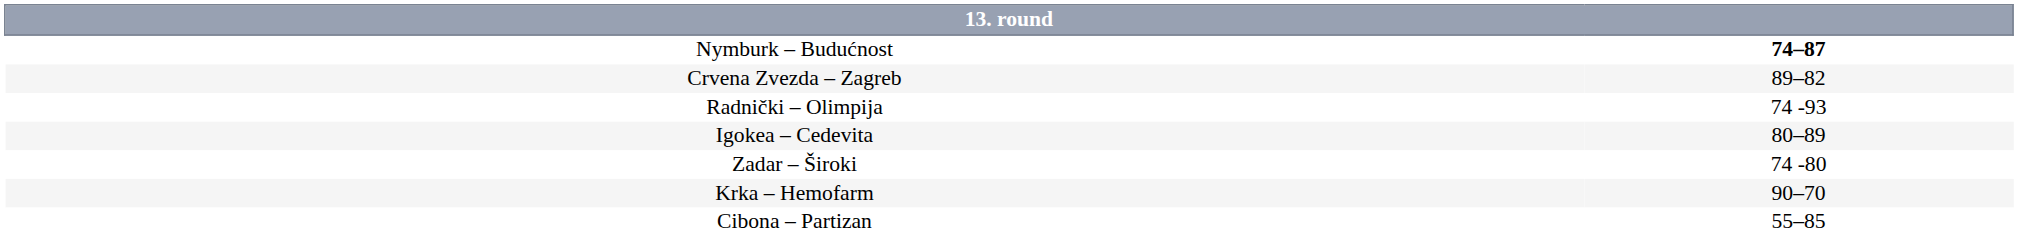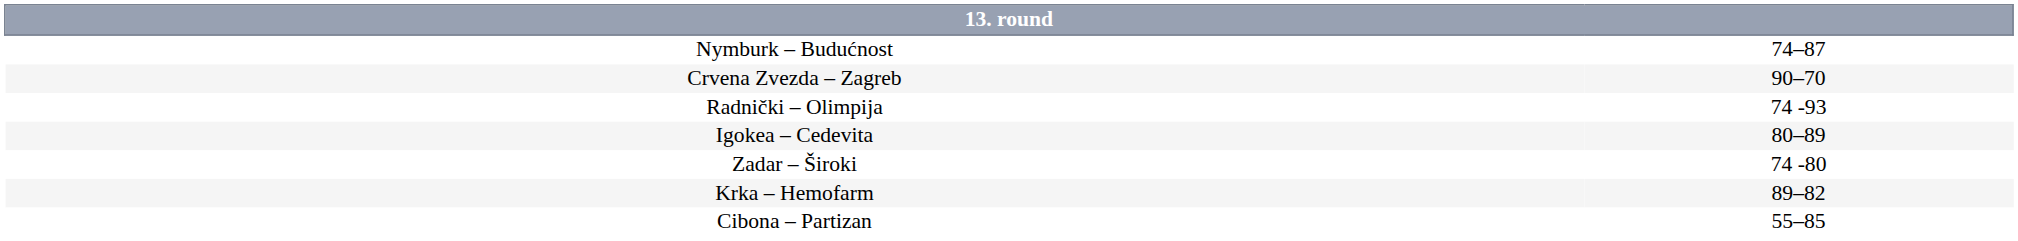(1799, 49) bold -> (1799, 49) normal
(1799, 78) 89–82 -> (1799, 78) 90–70
(1799, 192) 90–70 -> (1799, 192) 89–82
